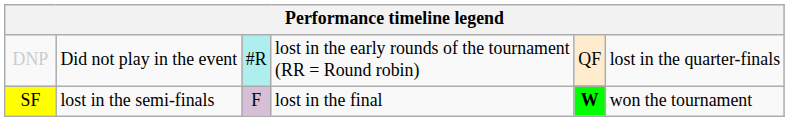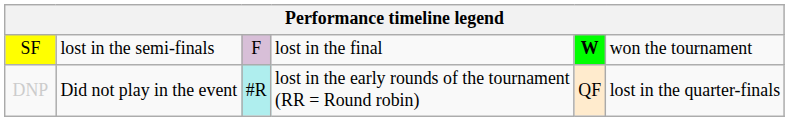rows swapped: (30, 60) <-> (30, 101)
